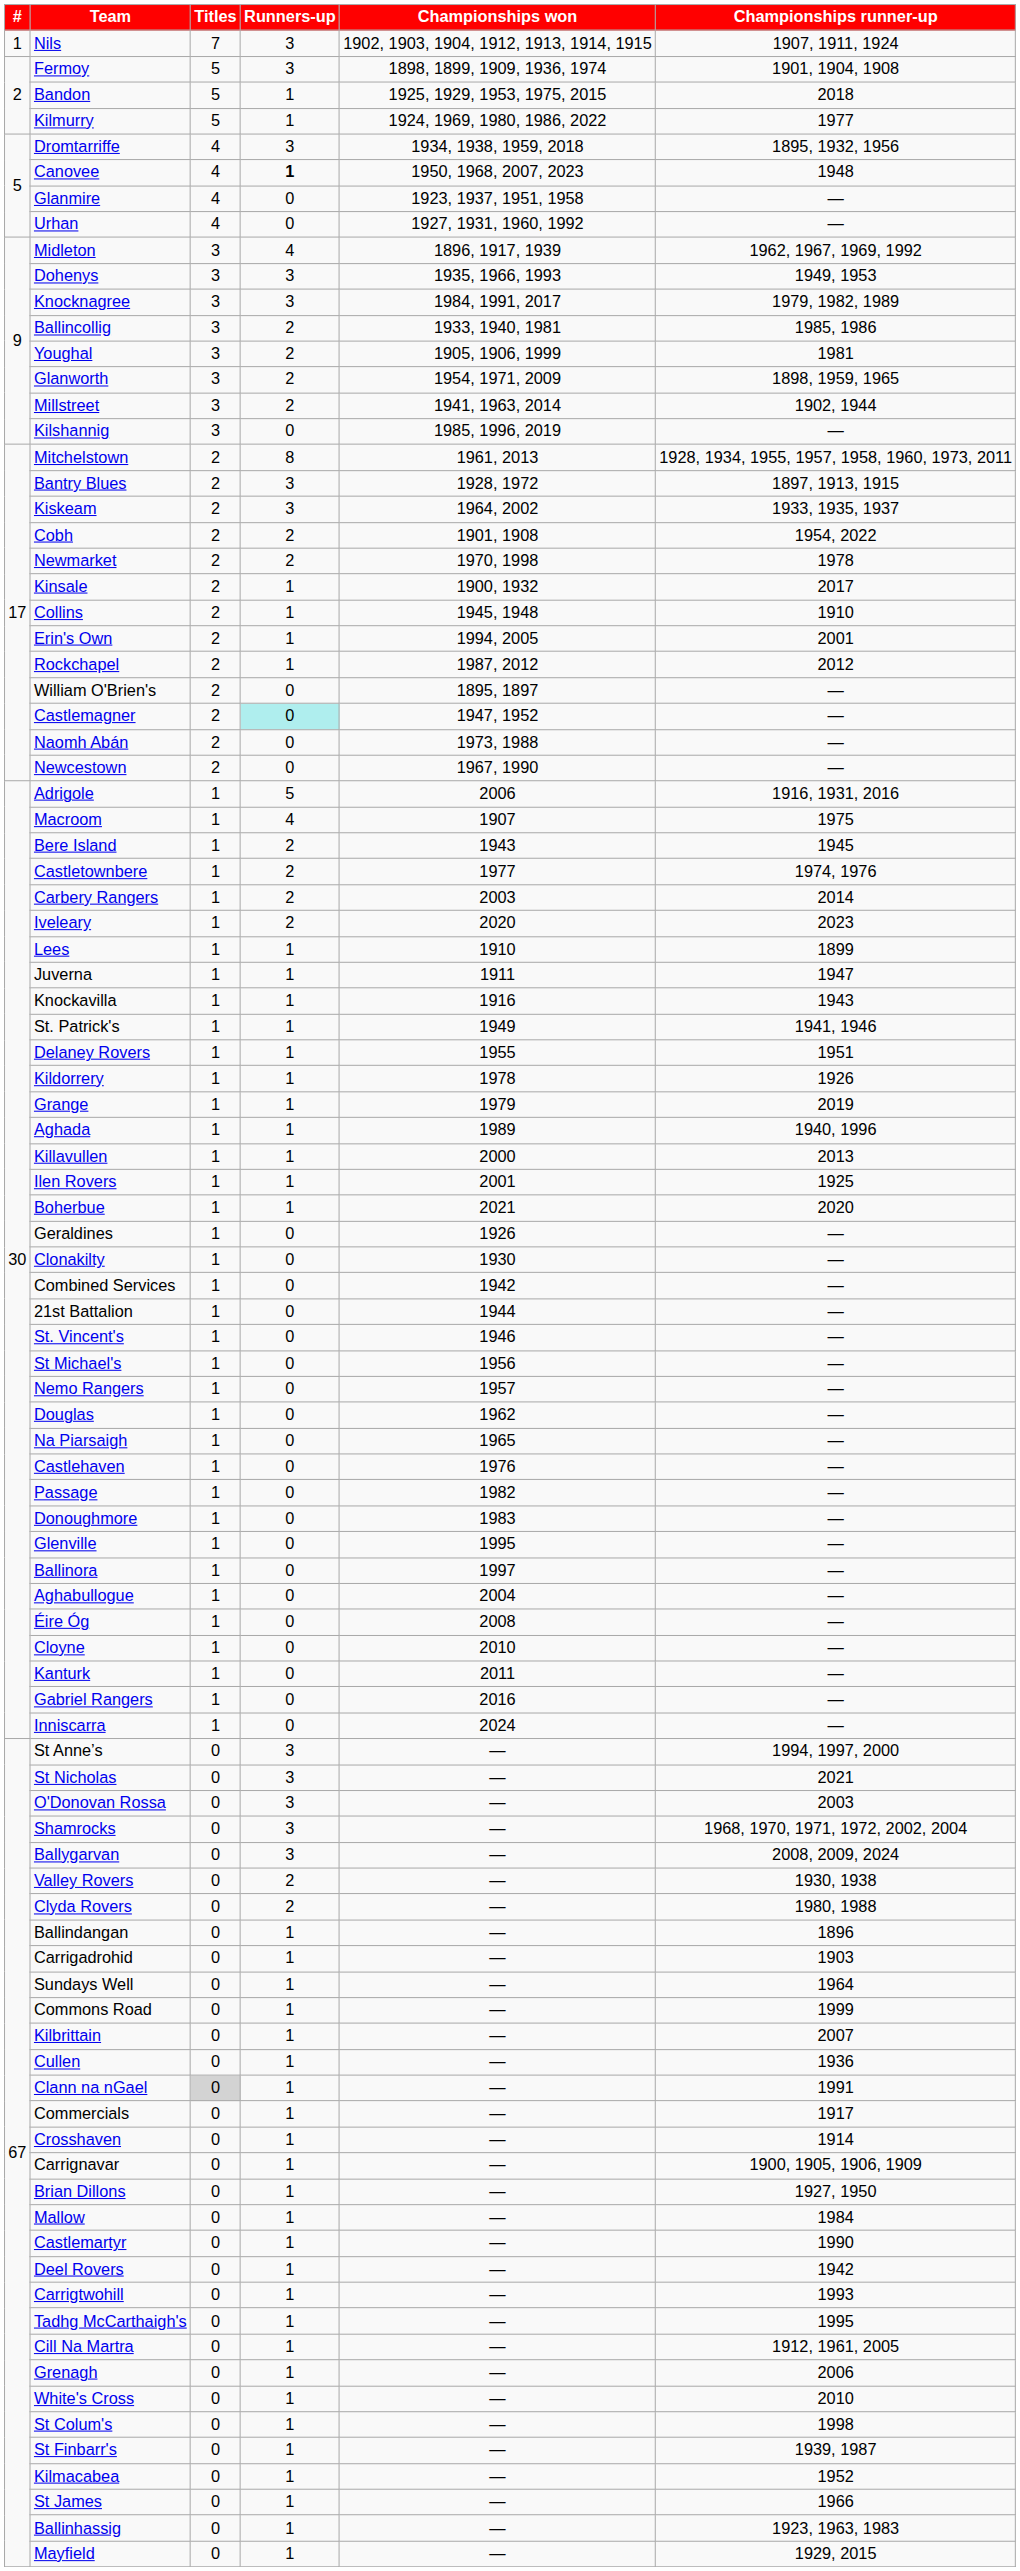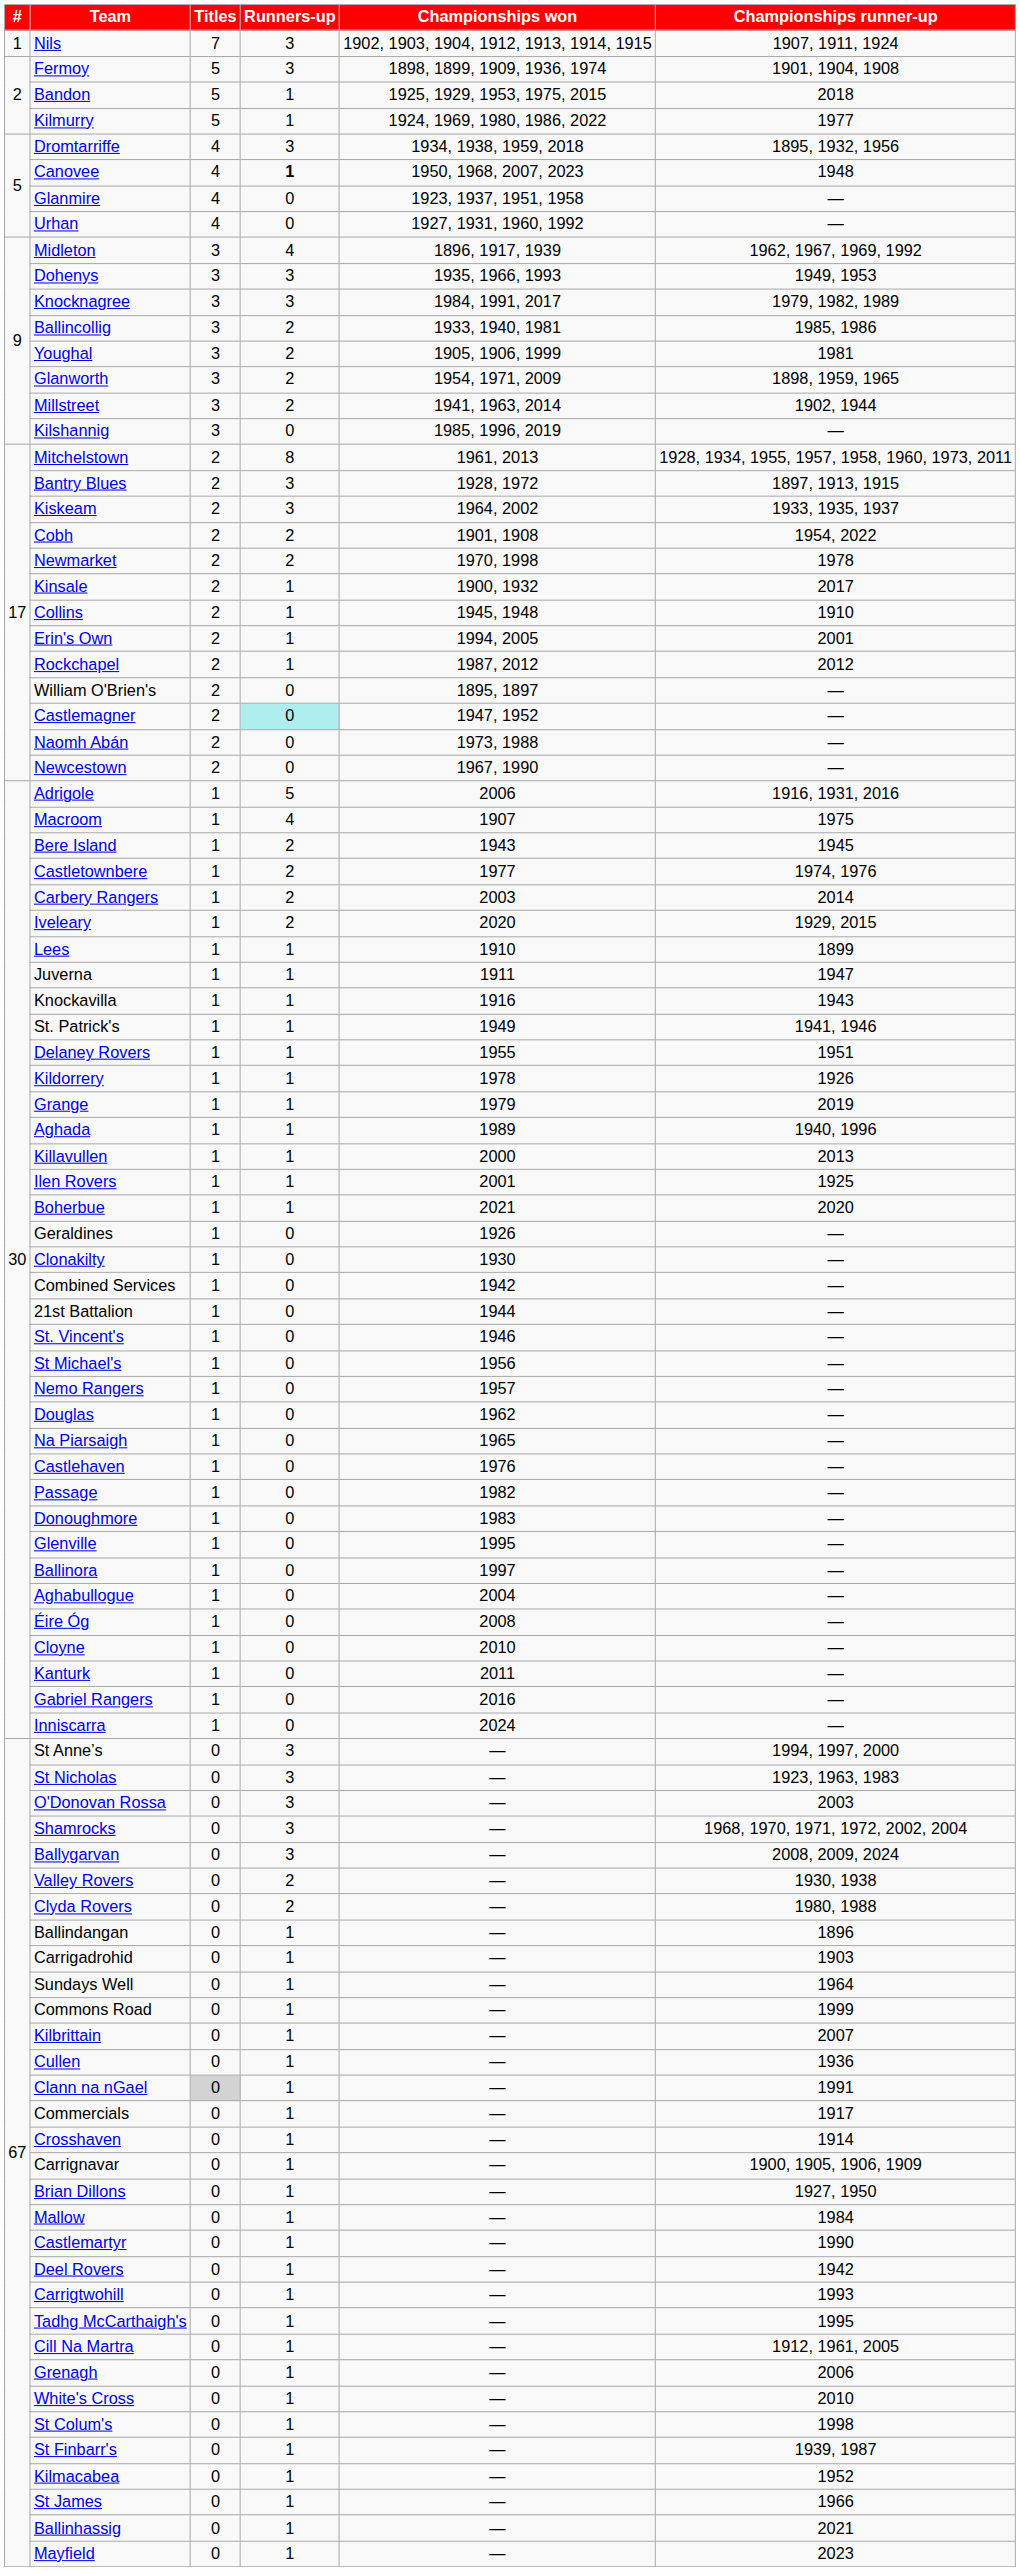(836, 923) 2023 -> (836, 923) 1929, 2015
(836, 1777) 2021 -> (836, 1777) 1923, 1963, 1983
(836, 2528) 1923, 1963, 1983 -> (836, 2528) 2021
(836, 2553) 1929, 2015 -> (836, 2553) 2023
